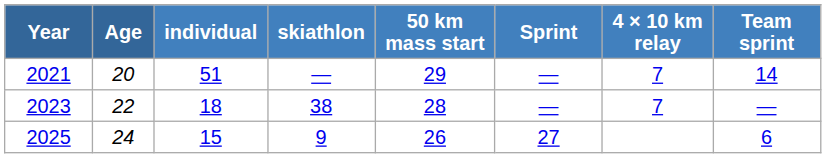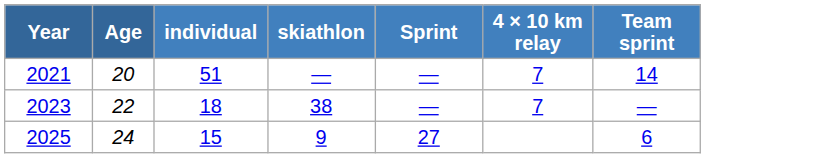- column: (435, 32)
